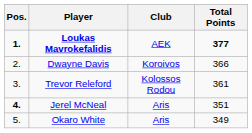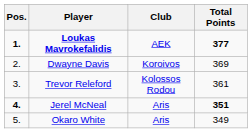(221, 64) 366 -> (221, 64) 369
(221, 105) normal -> (221, 105) bold
